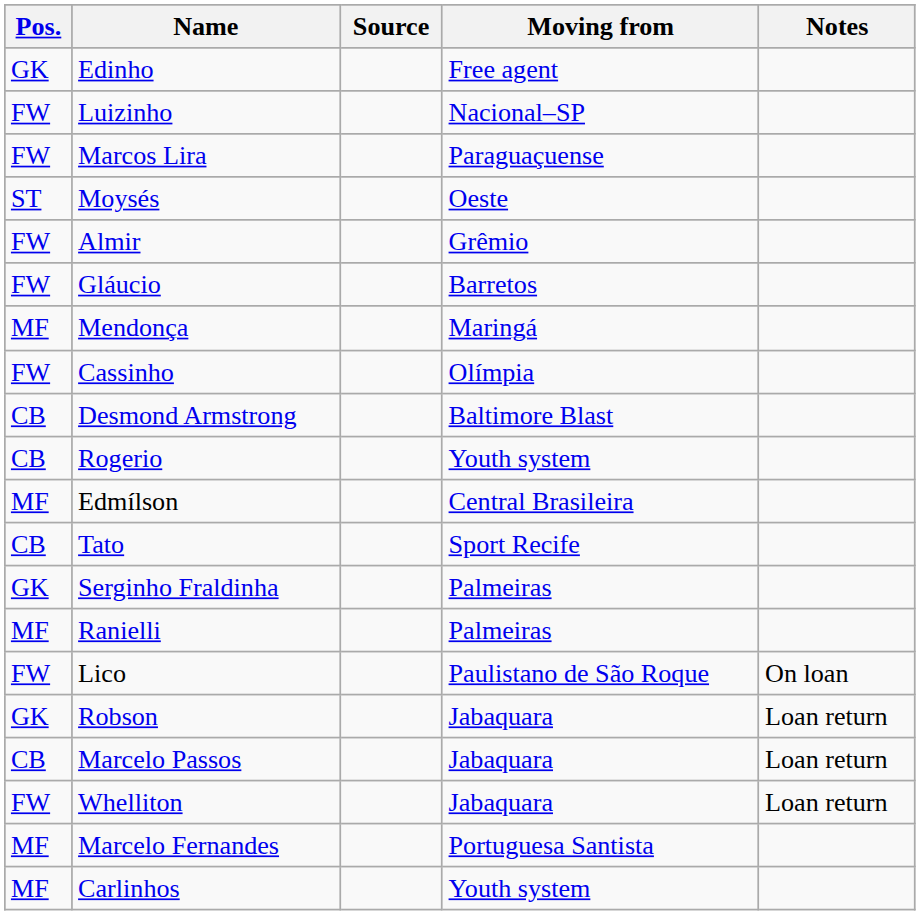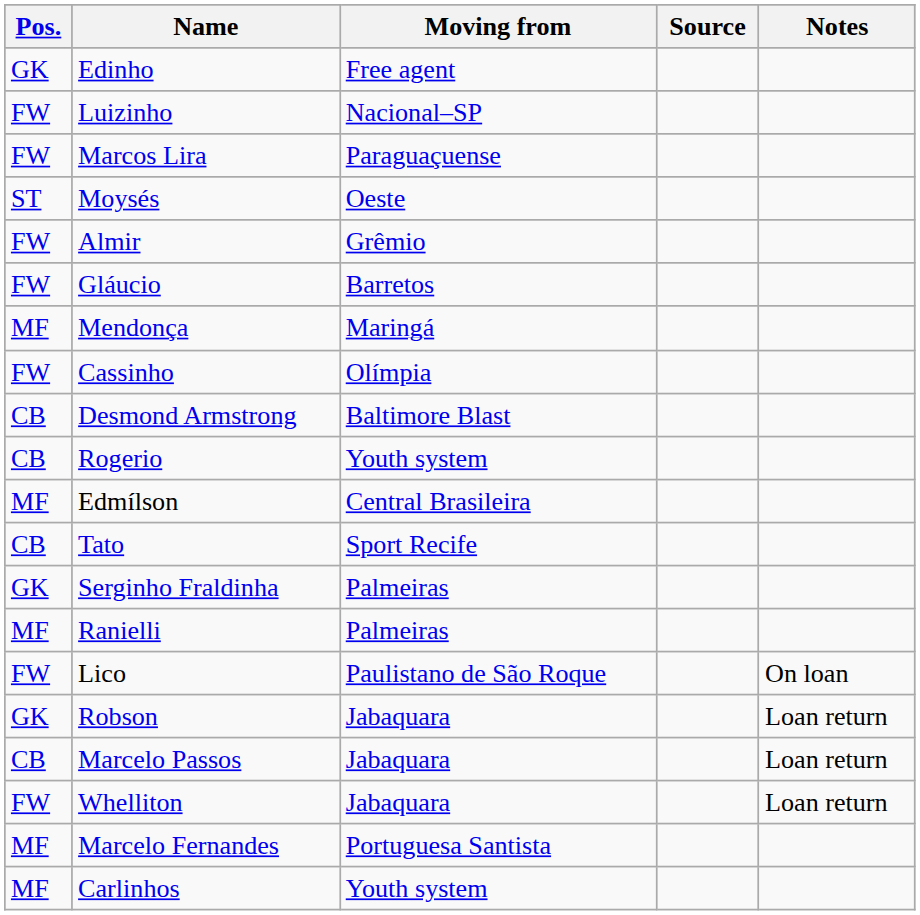columns swapped: (601, 26) <-> (391, 26)
